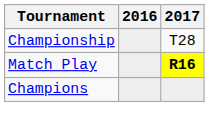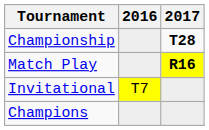(182, 41) normal -> (182, 41) bold
+ row: (61, 89)
